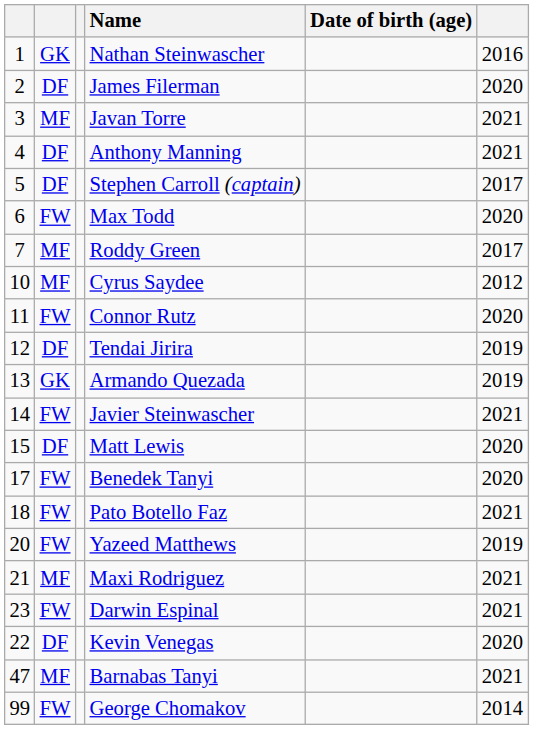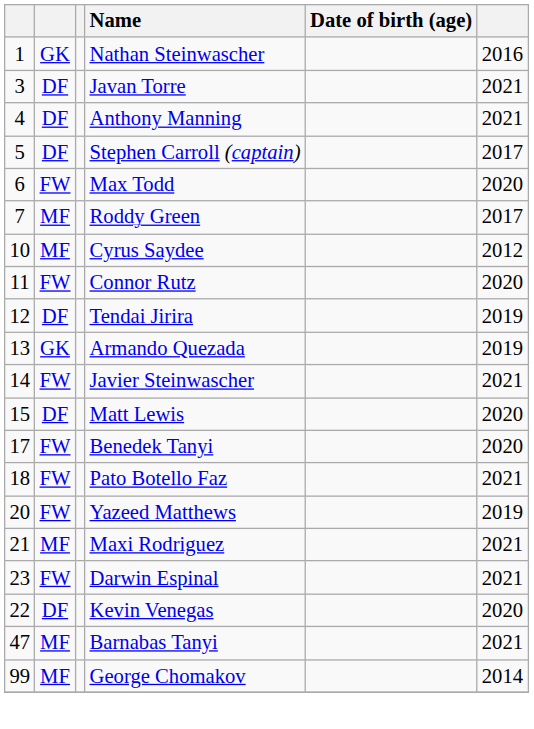- row: (155, 86)
(55, 119) MF -> (55, 86) DF
(55, 708) FW -> (55, 675) MF
